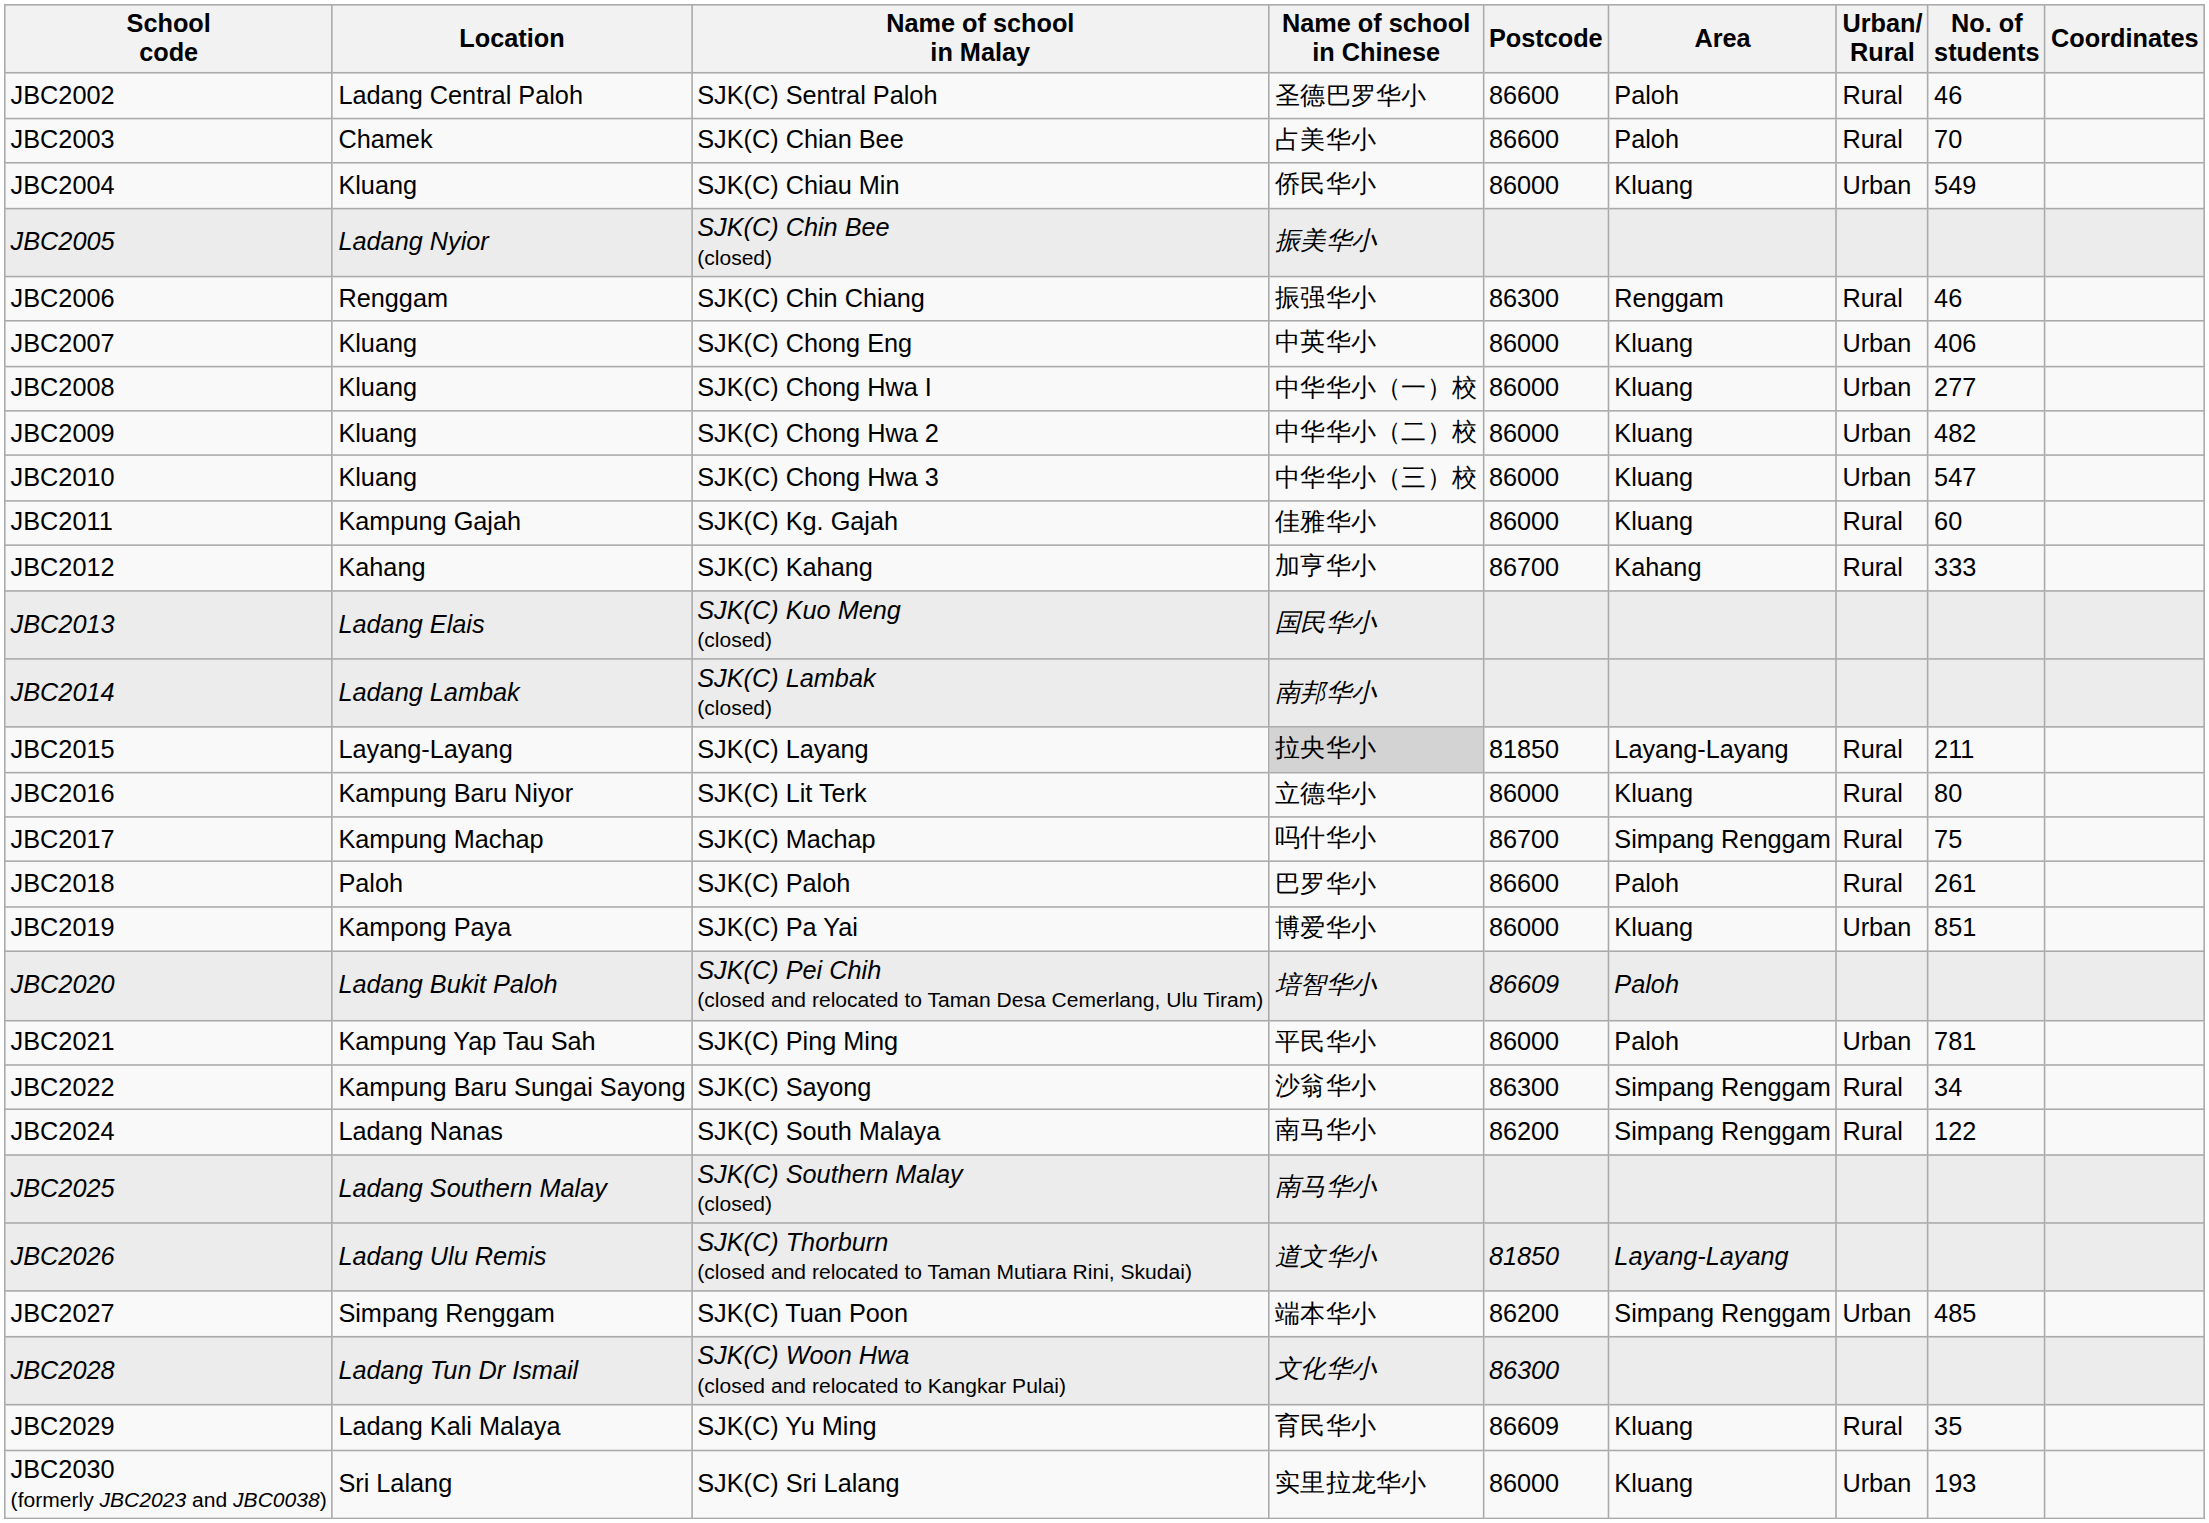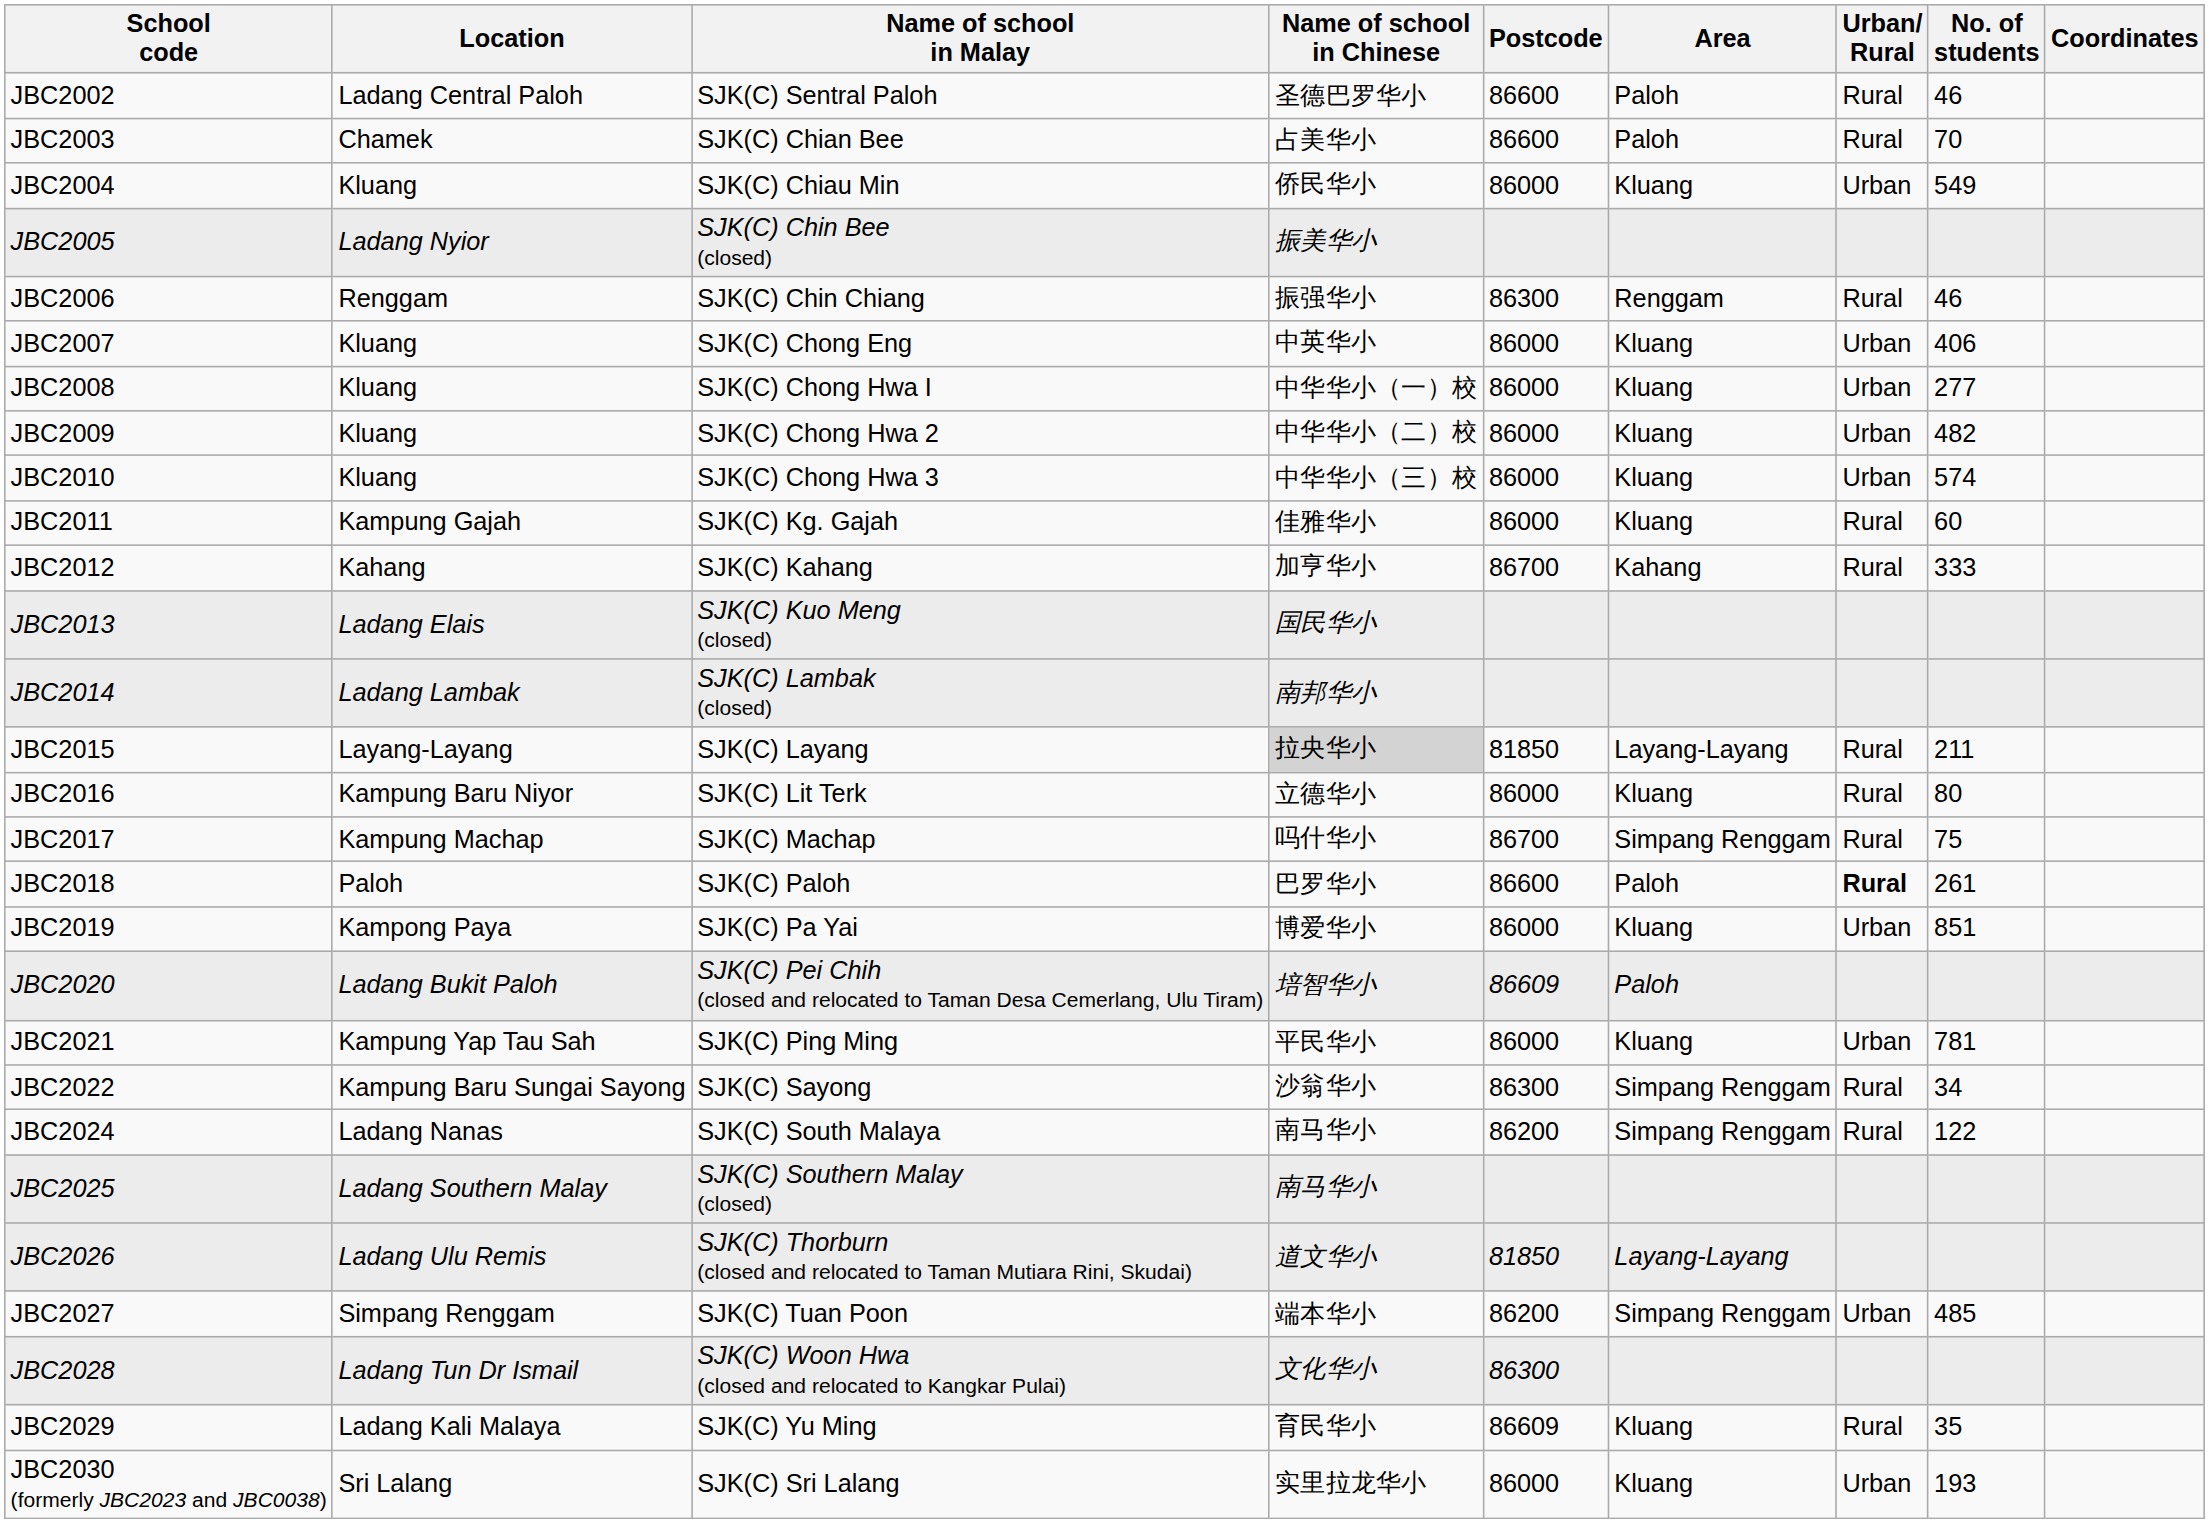(1955, 477) 547 -> (1955, 477) 574
(1873, 883) normal -> (1875, 883) bold
(1647, 1042) Paloh -> (1654, 1042) Kluang
